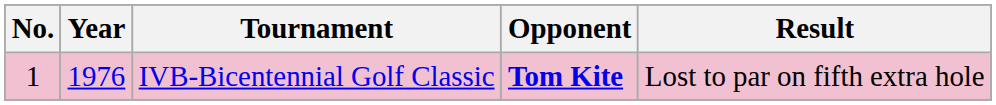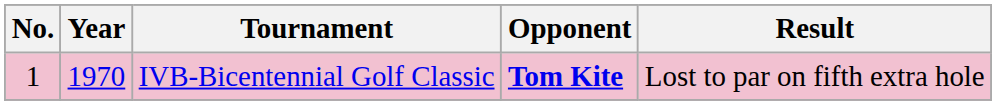(96, 76) 1976 -> (96, 76) 1970
